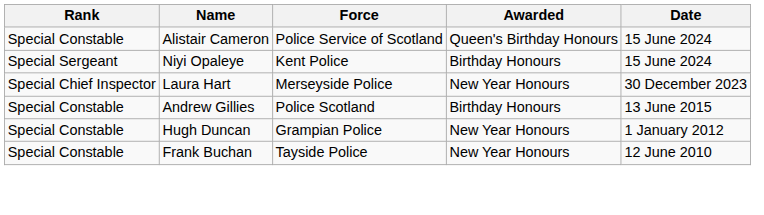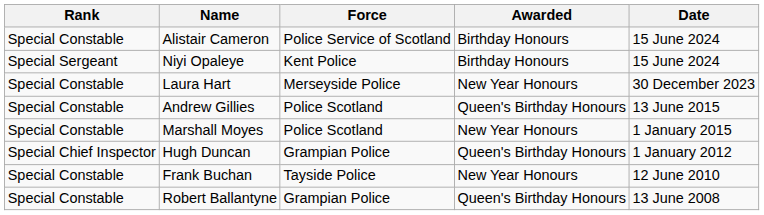(534, 38) Queen's Birthday Honours -> (513, 38) Birthday Honours
(82, 84) Special Chief Inspector -> (66, 84) Special Constable
(505, 107) Birthday Honours -> (542, 107) Queen's Birthday Honours
+ row: (213, 130)
(66, 130) Special Constable -> (82, 152) Special Chief Inspector
(510, 130) New Year Honours -> (542, 152) Queen's Birthday Honours
+ row: (220, 198)
